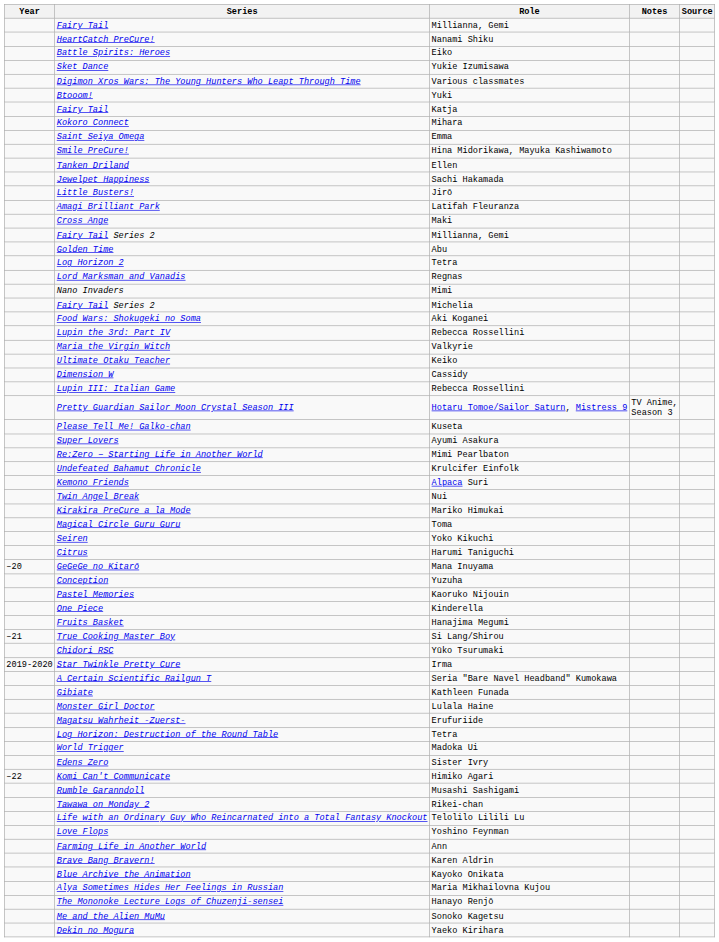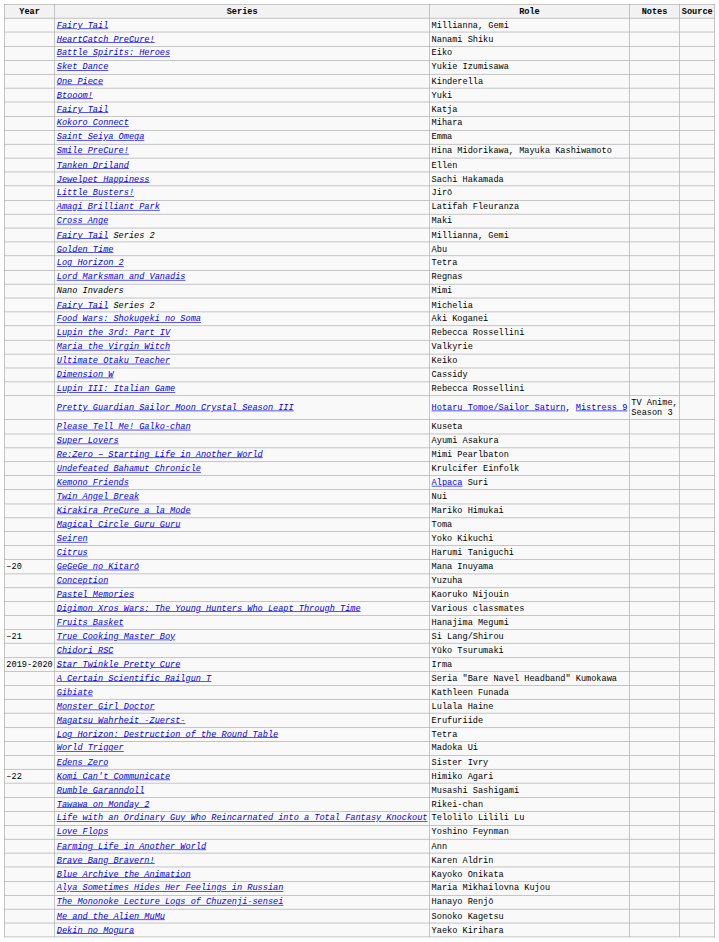rows swapped: (209, 81) <-> (80, 609)
